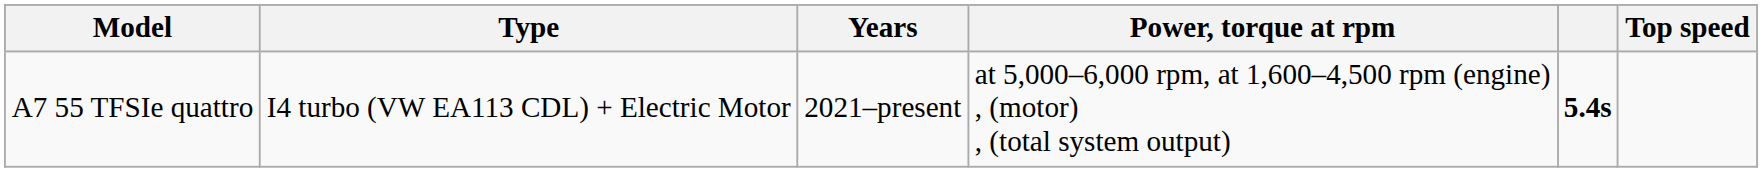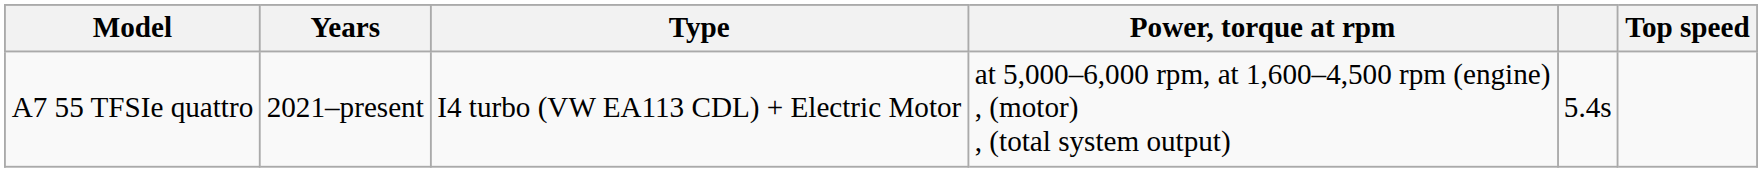columns swapped: (883, 27) <-> (529, 27)
(1588, 108) bold -> (1588, 108) normal
